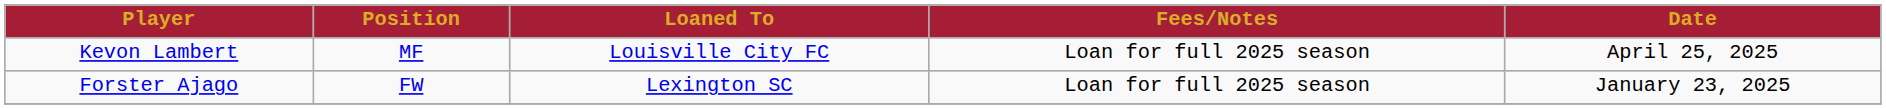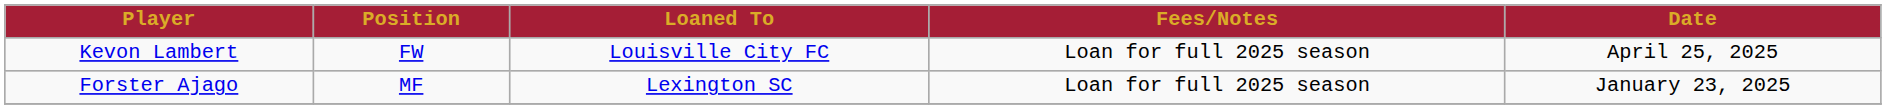(411, 55) MF -> (411, 55) FW
(411, 87) FW -> (411, 87) MF
